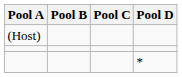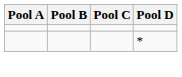- row: (24, 35)
